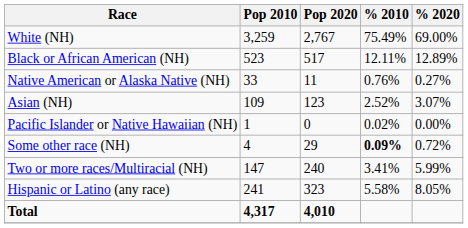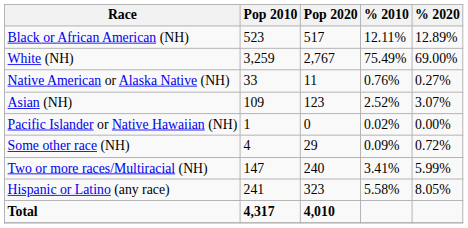rows swapped: (41, 37) <-> (98, 59)
(383, 146) bold -> (382, 146) normal
